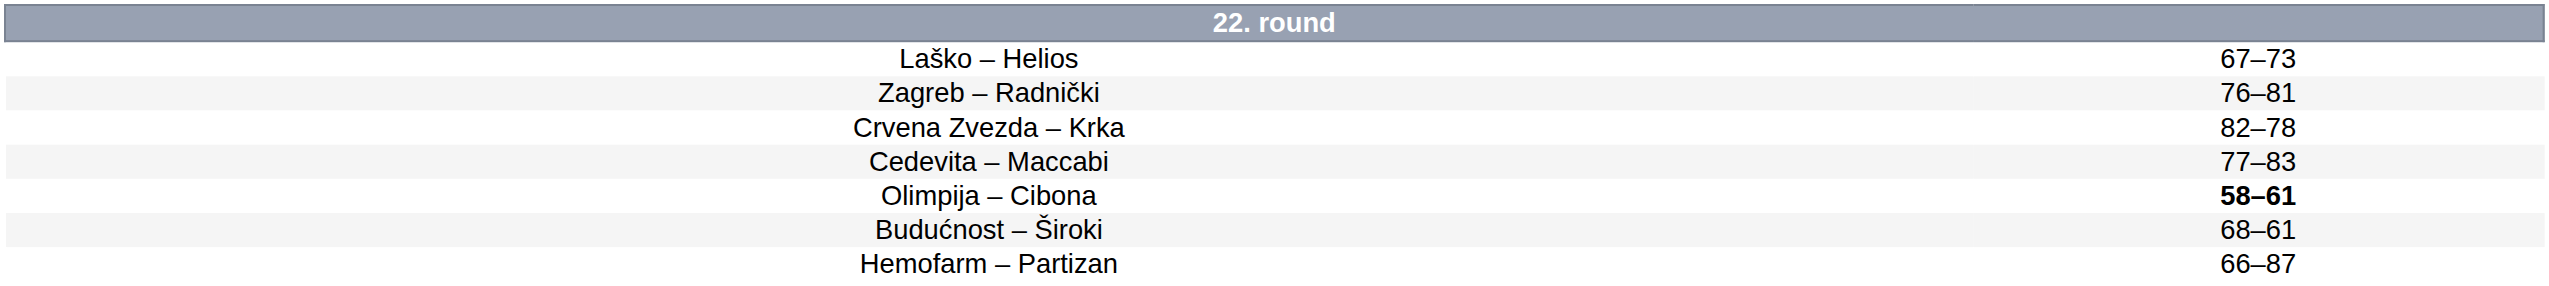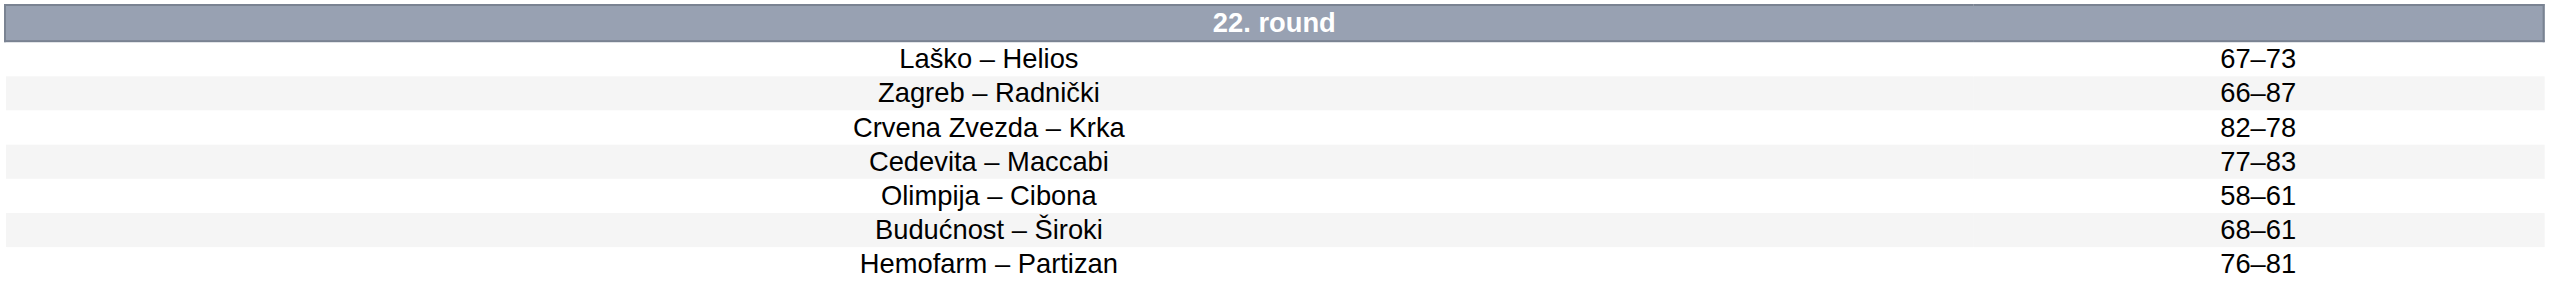(2258, 93) 76–81 -> (2258, 93) 66–87
(2258, 196) bold -> (2258, 196) normal
(2258, 264) 66–87 -> (2258, 264) 76–81
